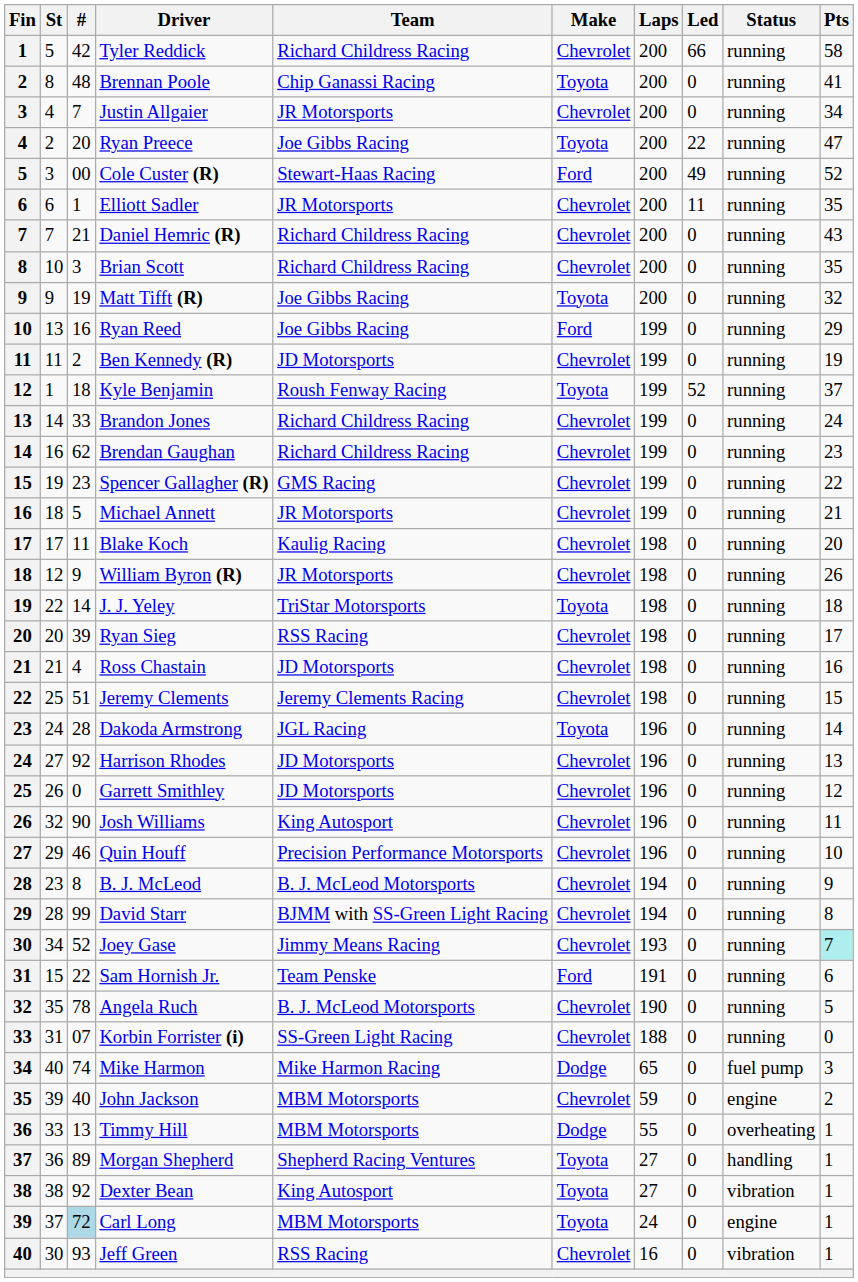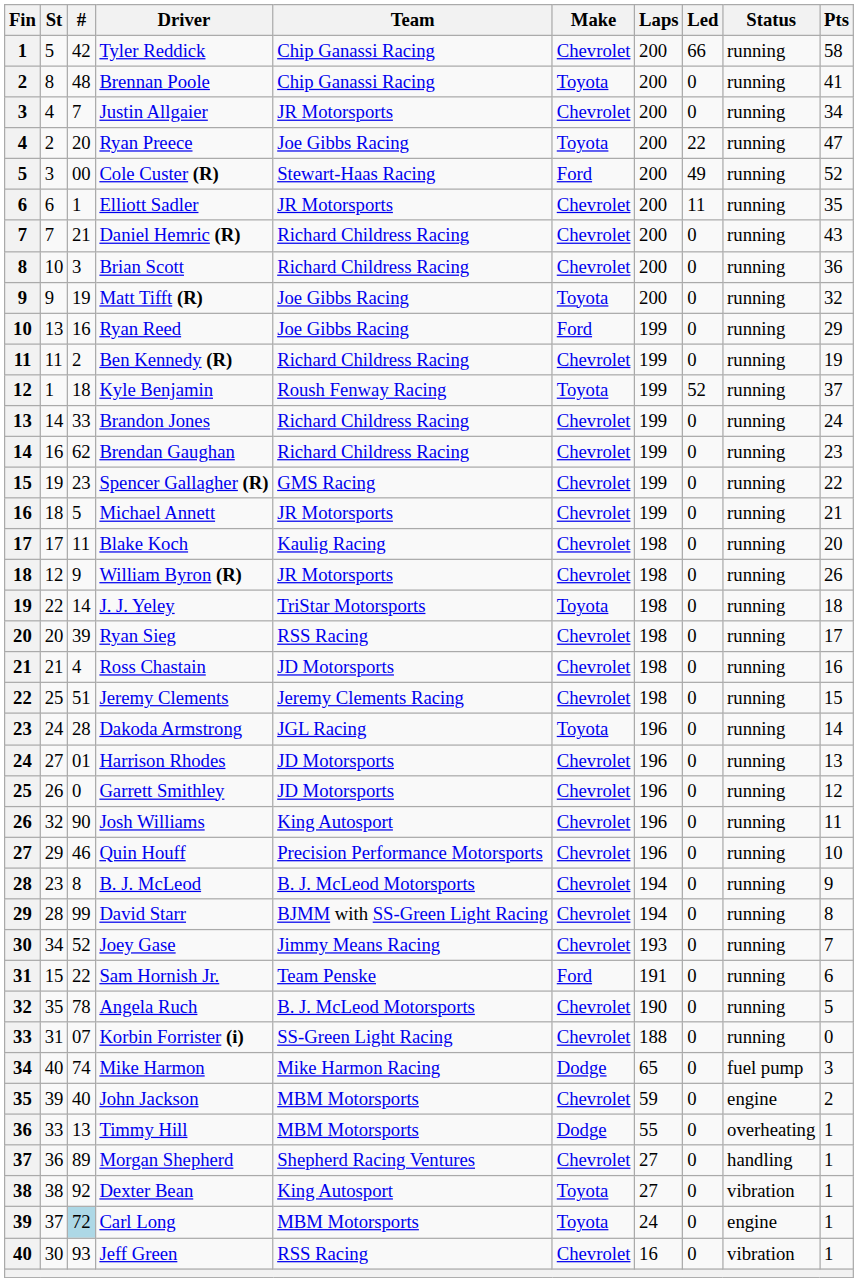(373, 50) Richard Childress Racing -> (356, 50) Chip Ganassi Racing
(833, 266) 35 -> (833, 266) 36
(336, 359) JD Motorsports -> (373, 359) Richard Childress Racing
(81, 759) 92 -> (81, 759) 01
(829, 944) paleturquoise background -> (829, 944) no background
(583, 1160) Toyota -> (594, 1160) Chevrolet
